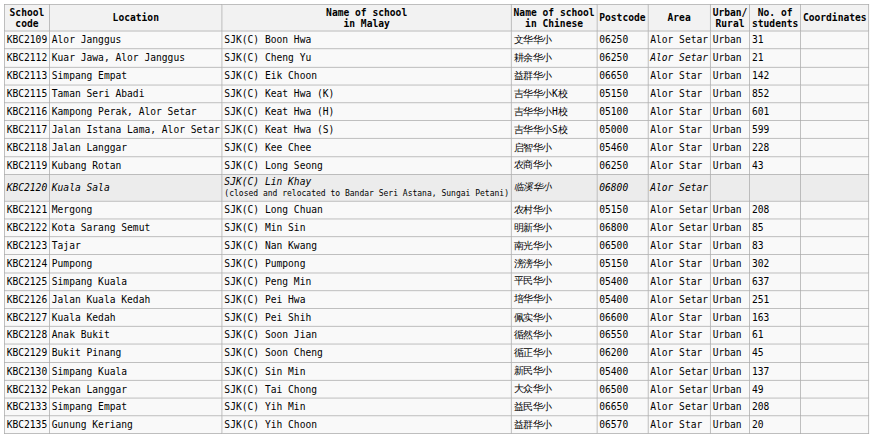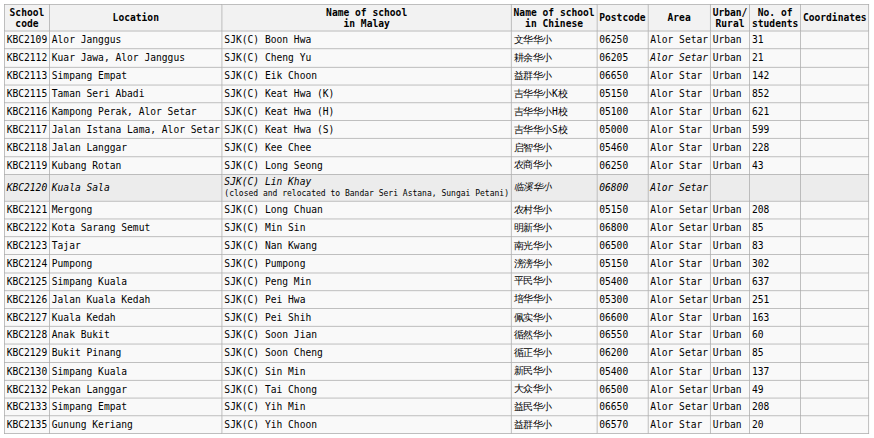(614, 58) 06250 -> (614, 58) 06205
(761, 112) 601 -> (761, 112) 621
(614, 300) 05400 -> (614, 300) 05300
(758, 335) 61 -> (758, 335) 60
(676, 353) Alor Star -> (679, 353) Alor Setar
(758, 353) 45 -> (758, 353) 85
(679, 371) Alor Setar -> (676, 371) Alor Star
